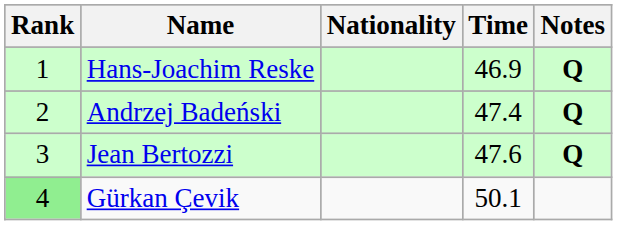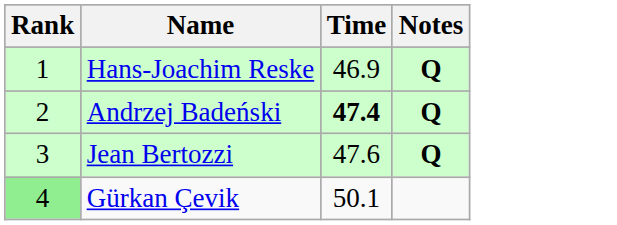- column: (391, 25)
(498, 111) normal -> (356, 111) bold
